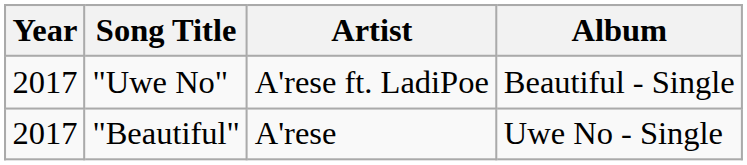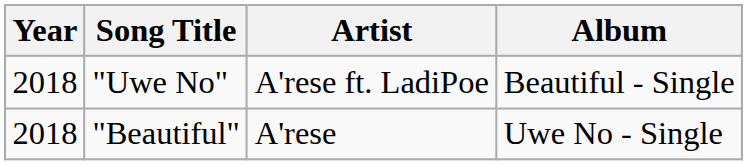(45, 81) 2017 -> (45, 81) 2018
(45, 133) 2017 -> (45, 133) 2018
